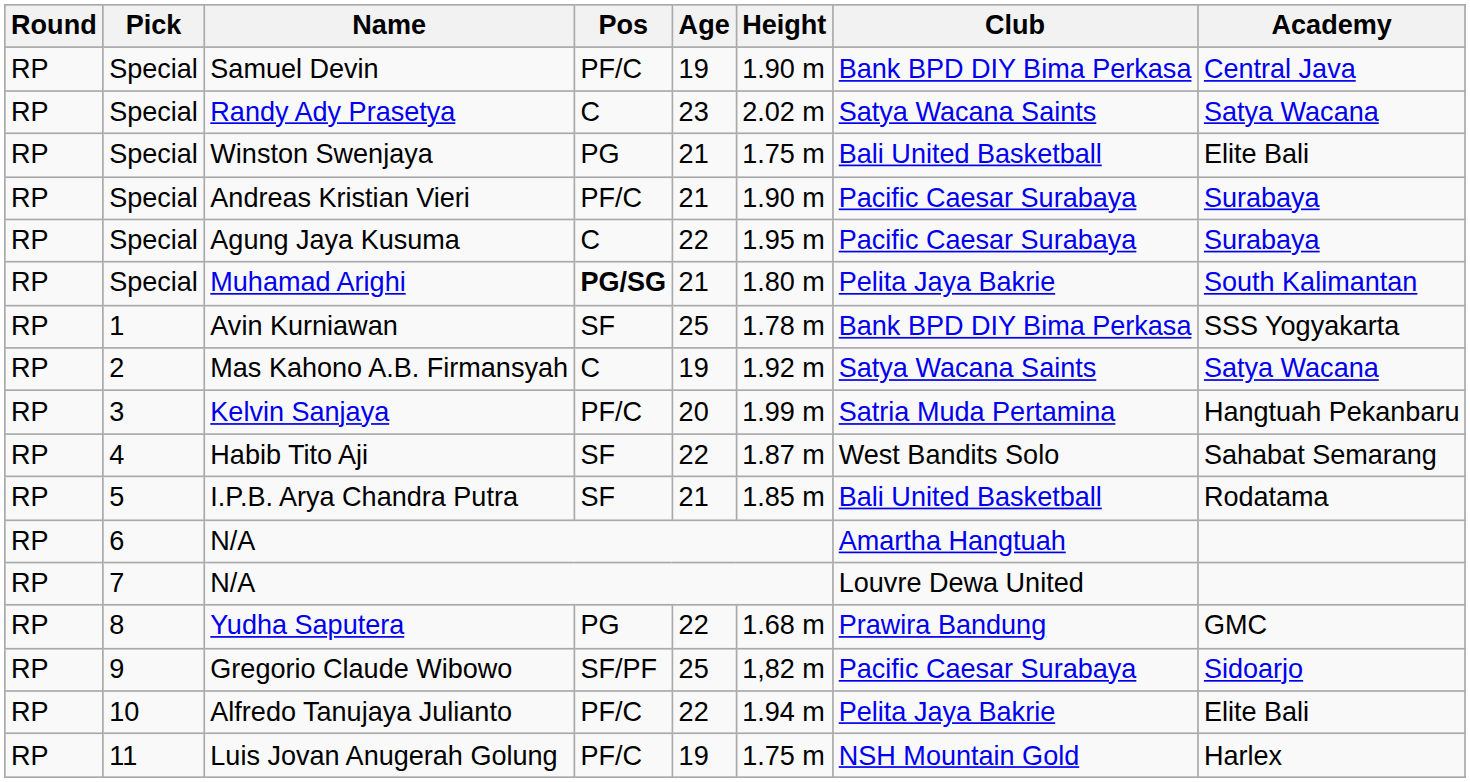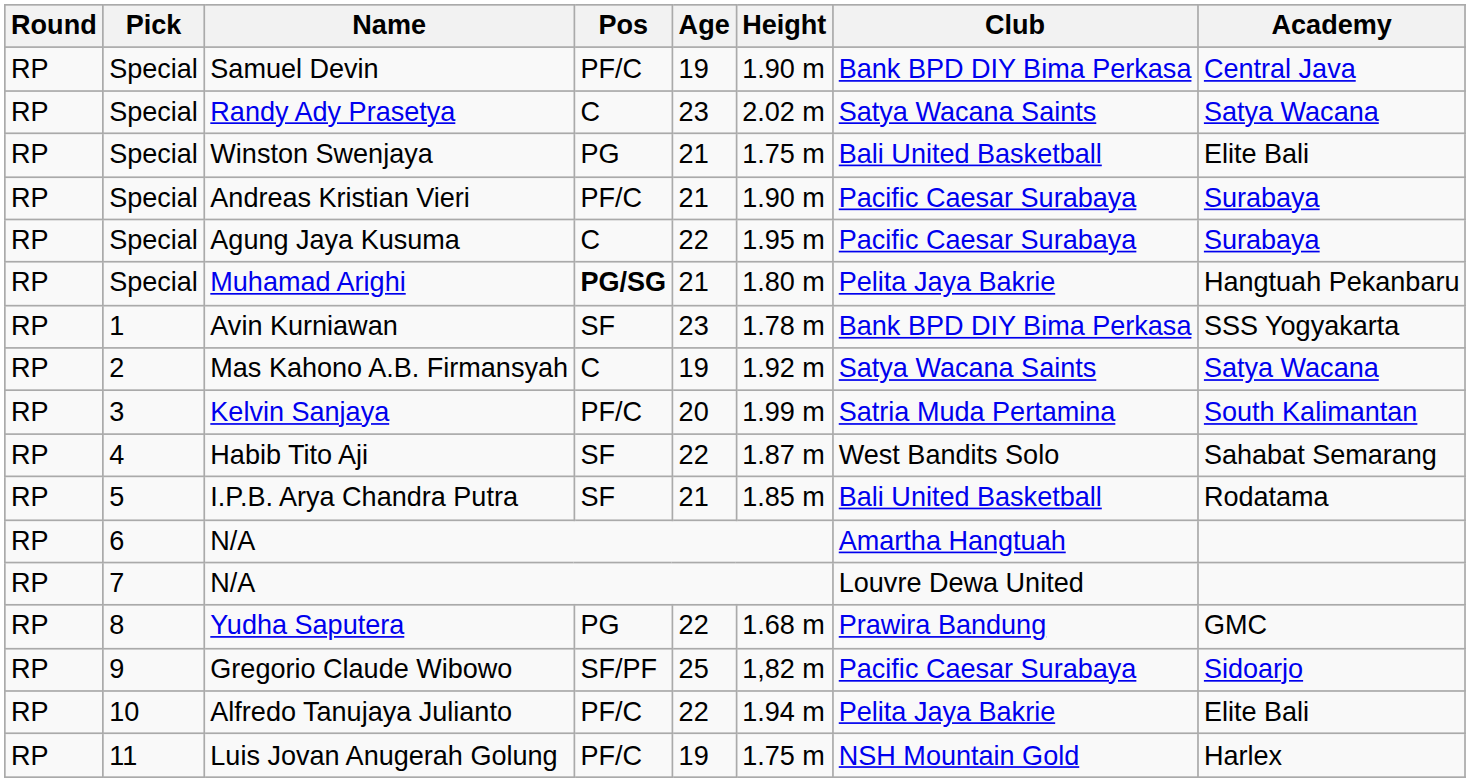(1311, 283) South Kalimantan -> (1332, 283) Hangtuah Pekanbaru
(694, 326) 25 -> (694, 326) 23
(1332, 411) Hangtuah Pekanbaru -> (1311, 411) South Kalimantan
